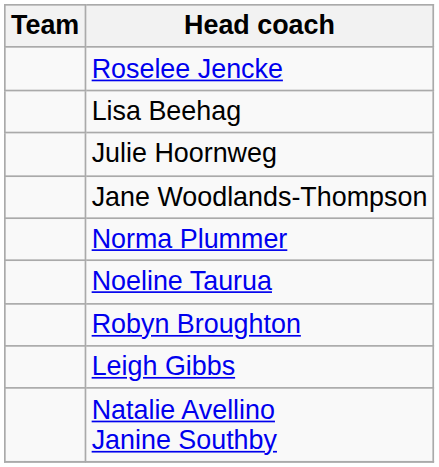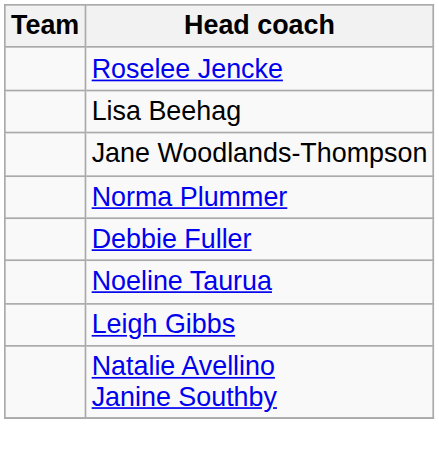- row: (184, 153)
+ row: (172, 238)
- row: (196, 324)
